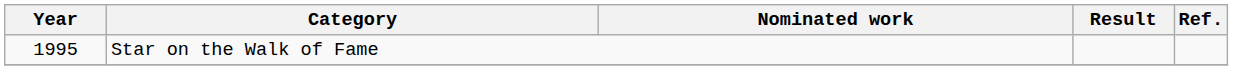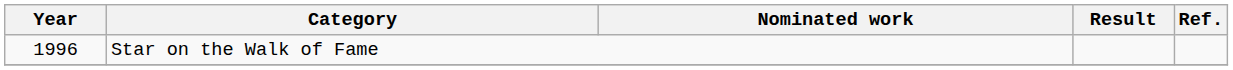(56, 50) 1995 -> (56, 50) 1996
